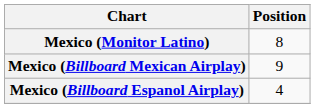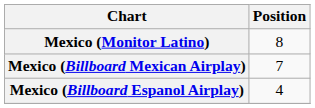(279, 66) 9 -> (279, 66) 7
